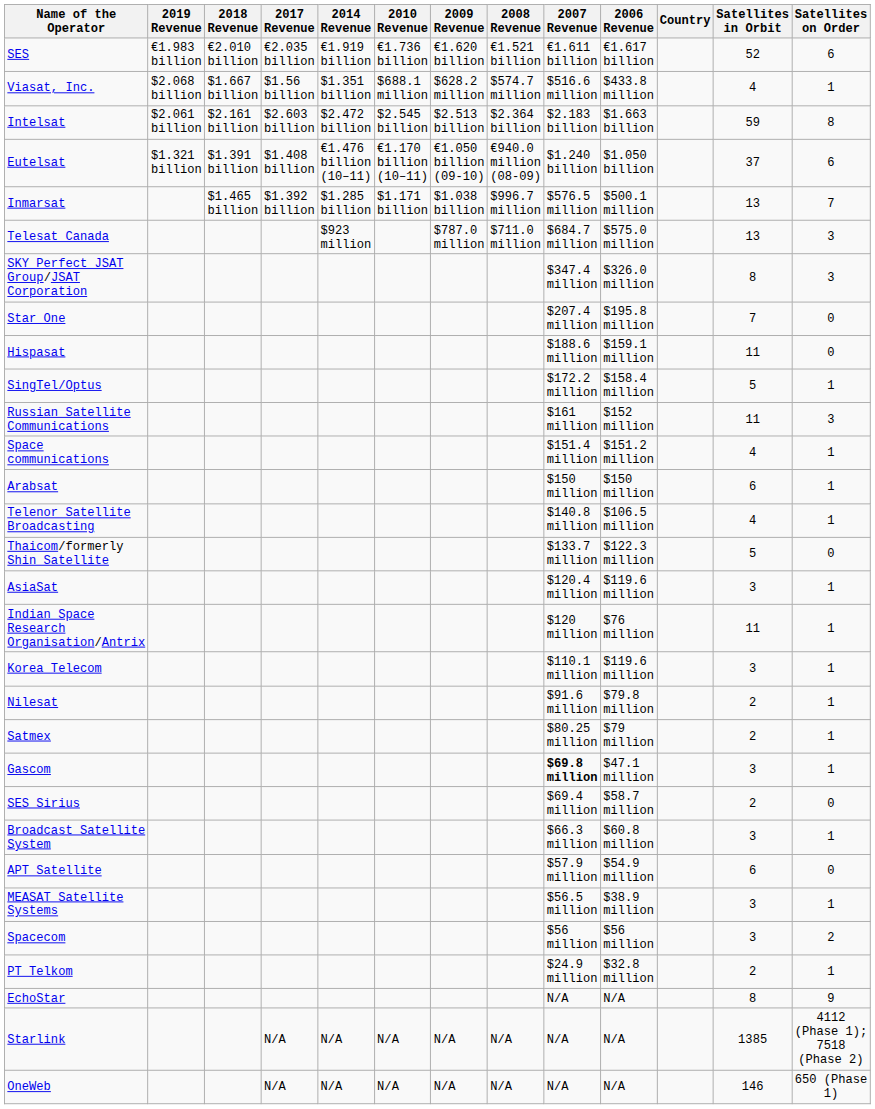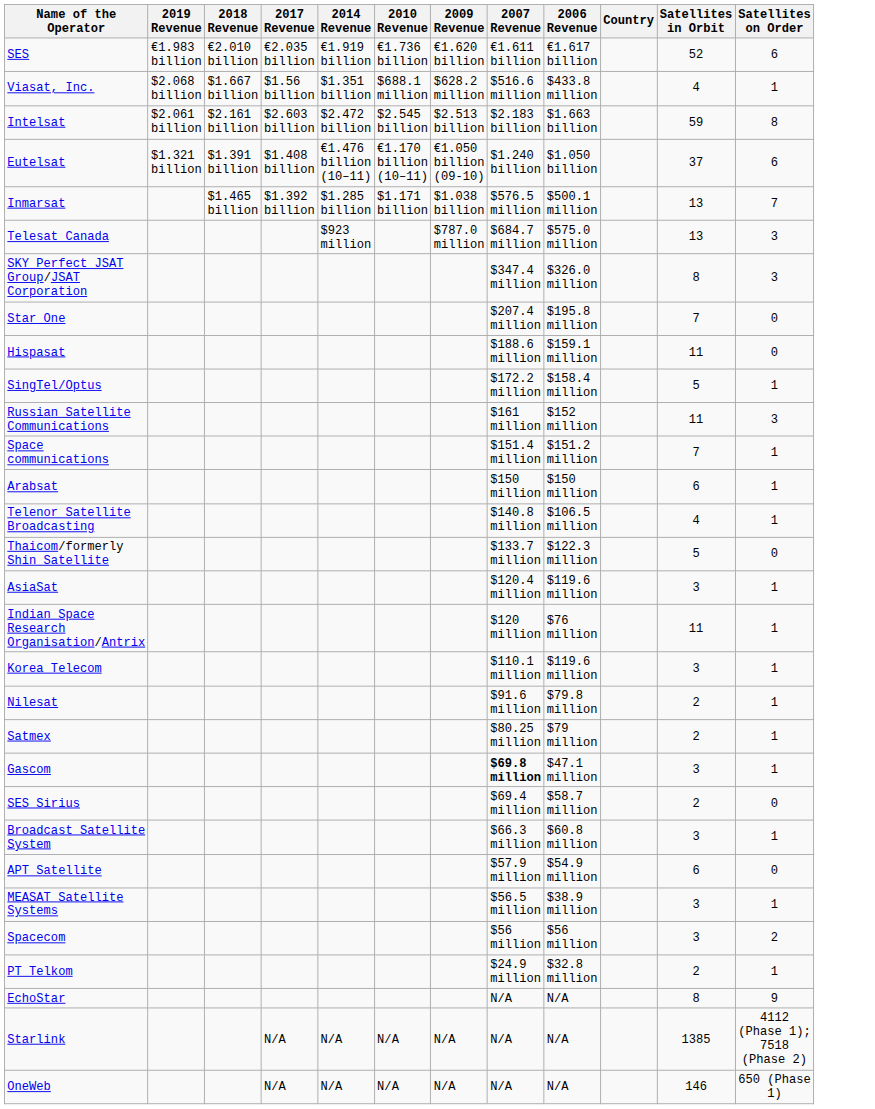- column: (516, 21)
(753, 453) 4 -> (696, 453) 7
